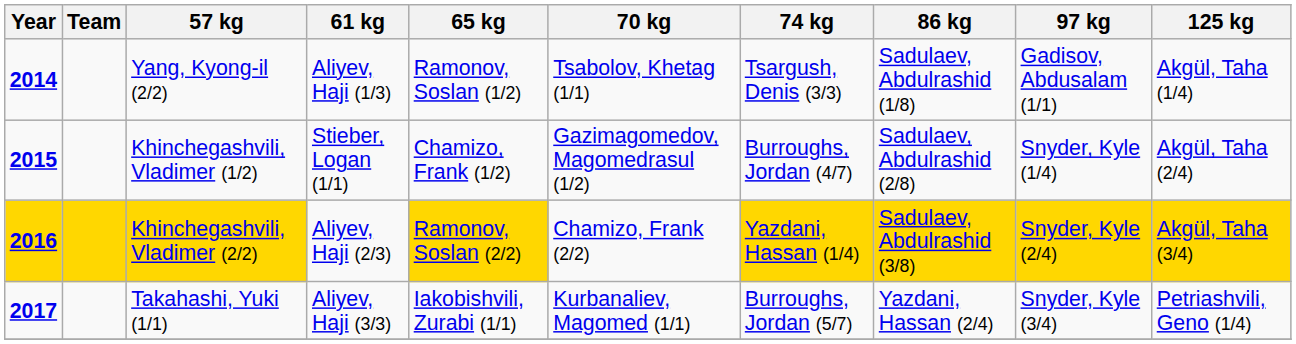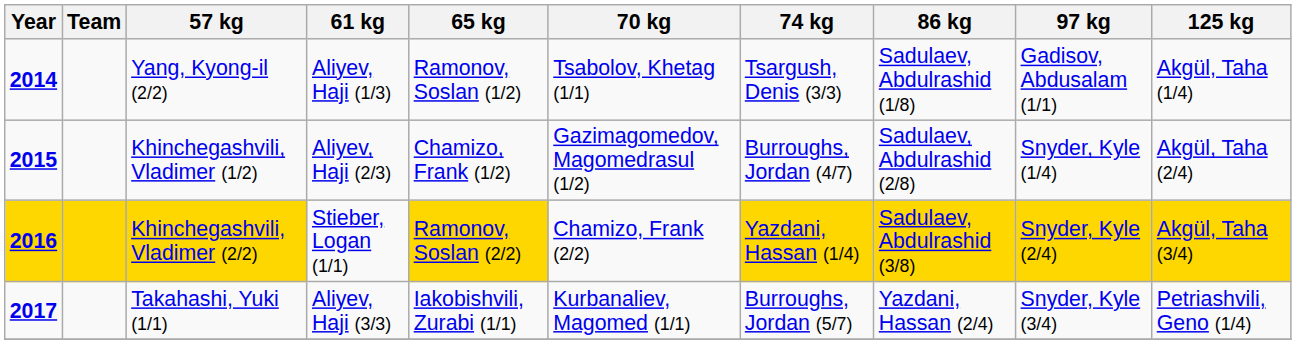(348, 160) Stieber, Logan (1/1) -> (352, 160) Aliyev, Haji (2/3)
(352, 241) Aliyev, Haji (2/3) -> (348, 241) Stieber, Logan (1/1)
